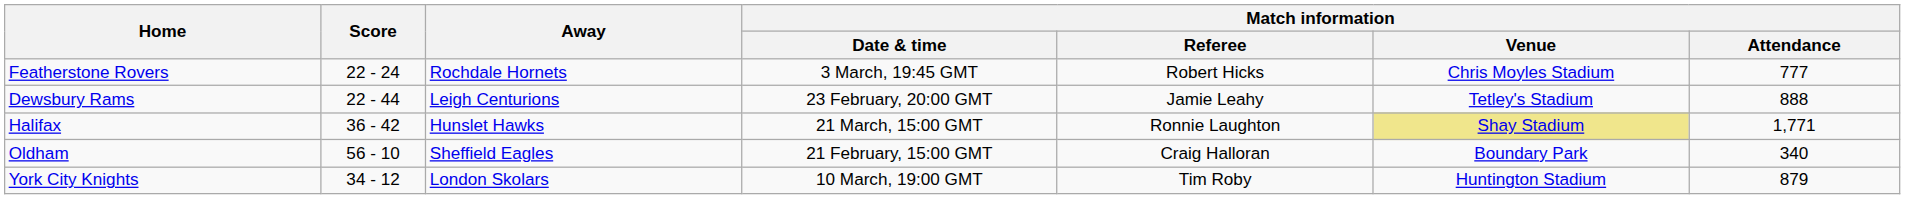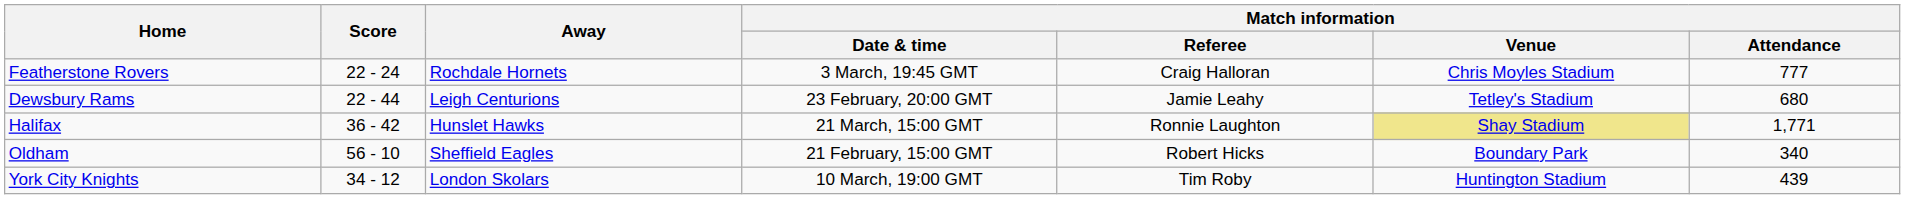(1215, 72) Robert Hicks -> (1215, 72) Craig Halloran
(1794, 99) 888 -> (1794, 99) 680
(1215, 153) Craig Halloran -> (1215, 153) Robert Hicks
(1794, 180) 879 -> (1794, 180) 439
